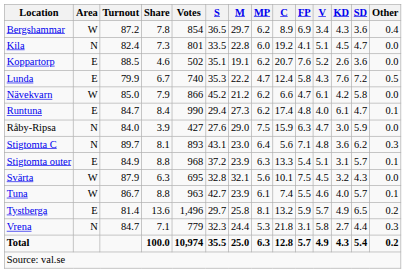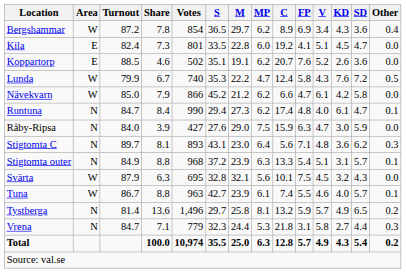(94, 45) N -> (95, 45) E
(95, 78) E -> (93, 78) W
(95, 111) E -> (94, 111) N
(95, 161) E -> (94, 161) N
(95, 210) E -> (94, 210) N
